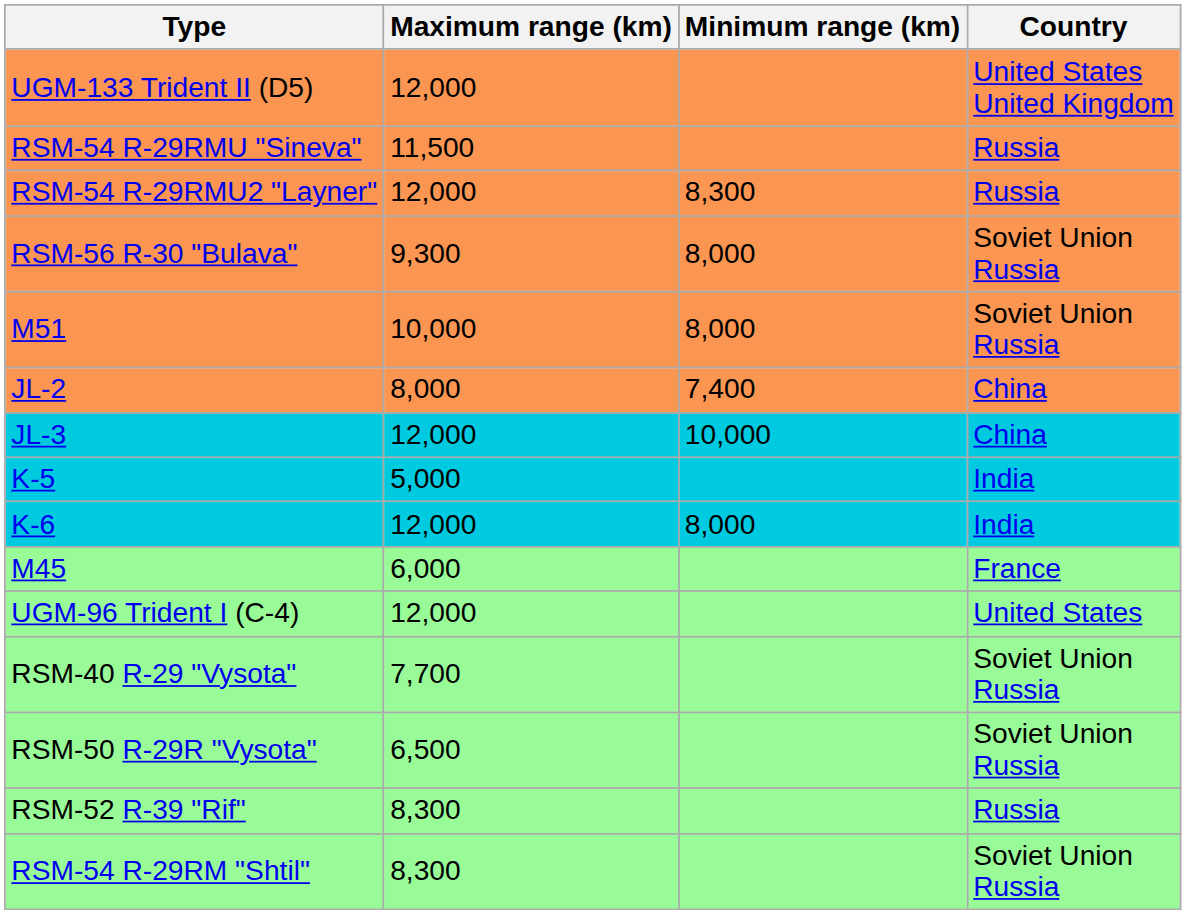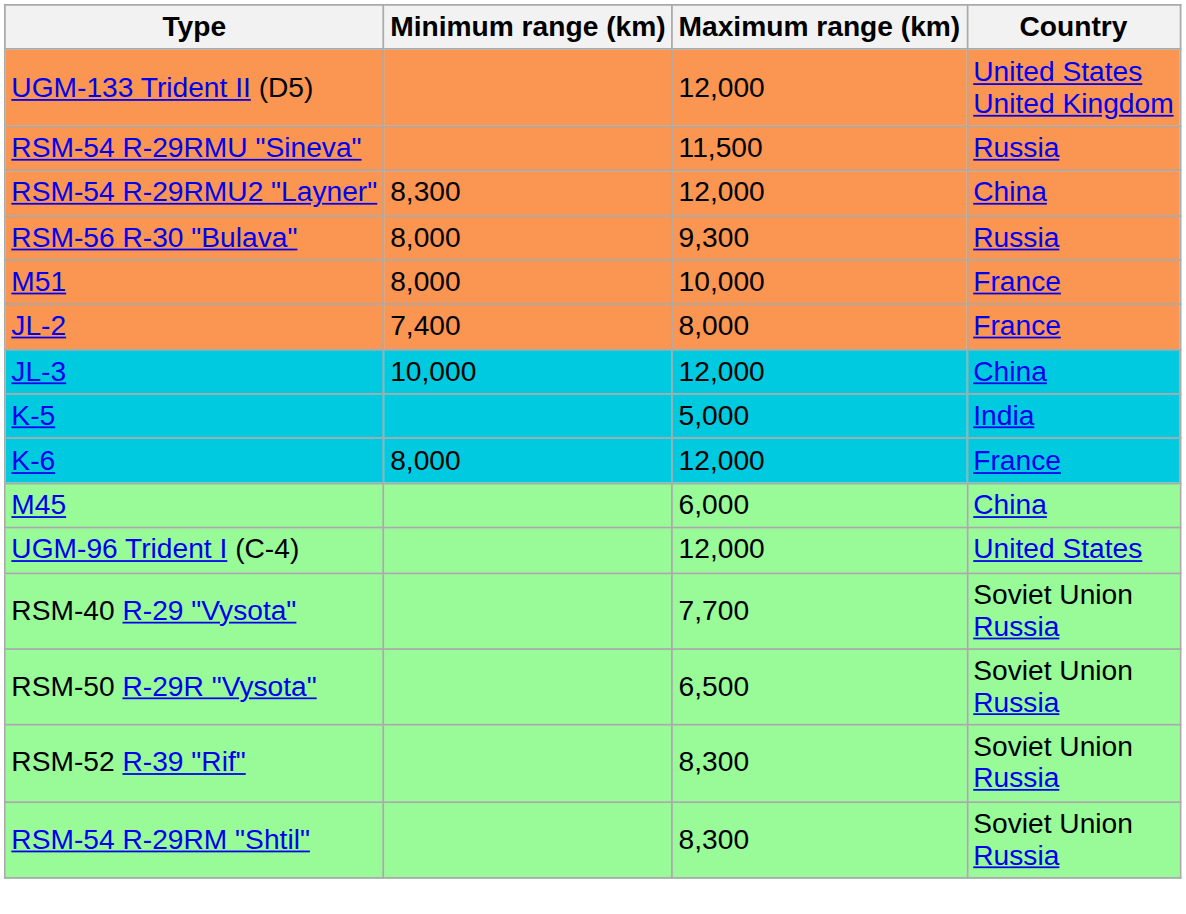columns swapped: (823, 26) <-> (531, 26)
(1016, 192) Russia -> (1010, 192) China
(1053, 252) Soviet Union Russia -> (1016, 237) Russia
(1053, 329) Soviet Union Russia -> (1017, 281) France
(1010, 389) China -> (1017, 326) France
(1004, 523) India -> (1017, 460) France
(1017, 568) France -> (1010, 505) China
(1016, 810) Russia -> (1053, 762) Soviet Union Russia
